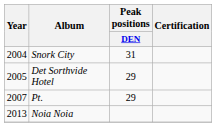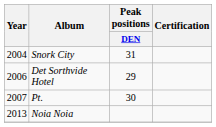(17, 76) 2005 -> (17, 76) 2006
(131, 98) 29 -> (131, 98) 30
